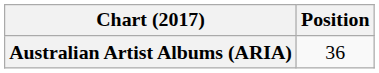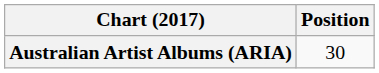(335, 51) 36 -> (335, 51) 30
